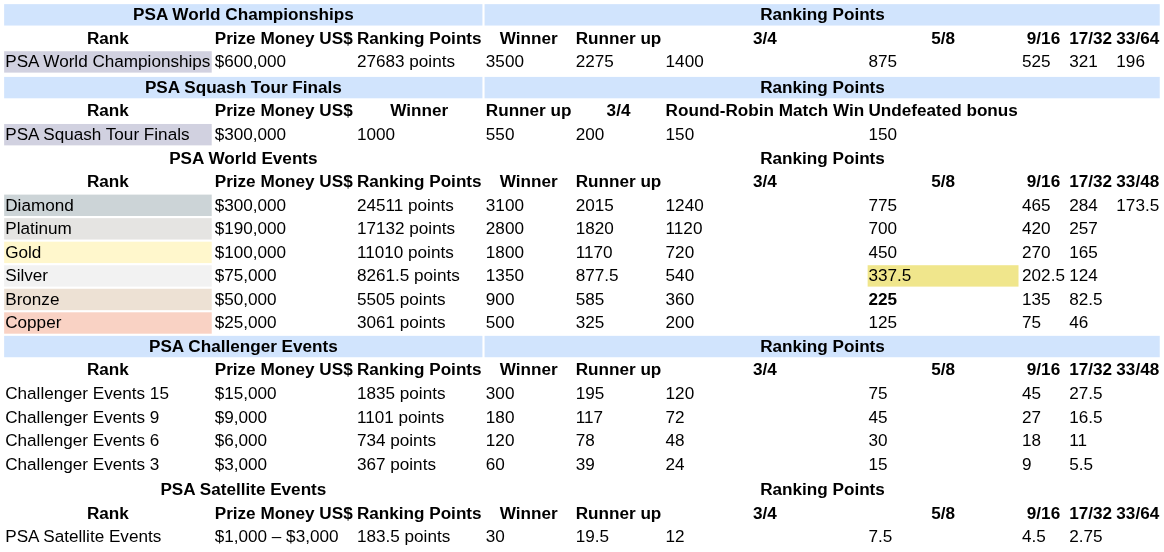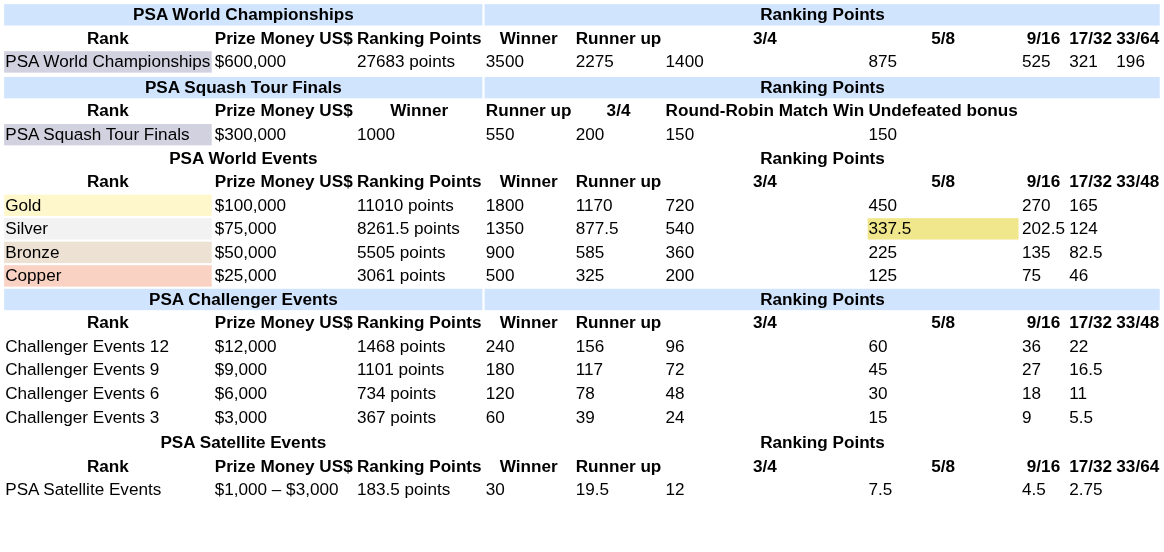- row: (39, 205)
- row: (39, 228)
(883, 299) bold -> (883, 252) normal
- row: (87, 393)
+ row: (87, 346)
